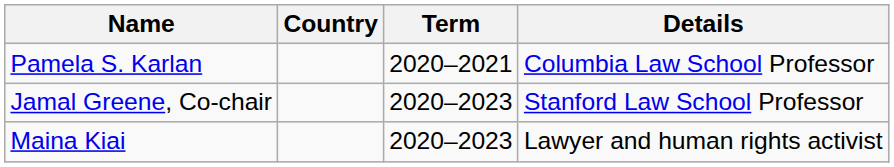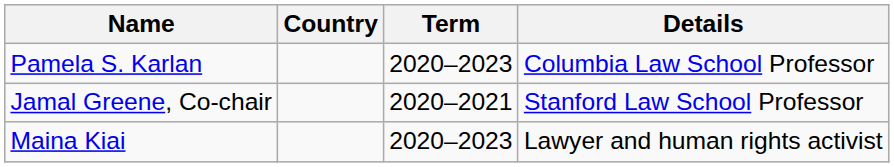(451, 63) 2020–2021 -> (451, 63) 2020–2023
(451, 102) 2020–2023 -> (451, 102) 2020–2021
